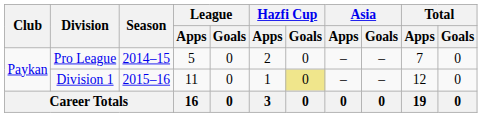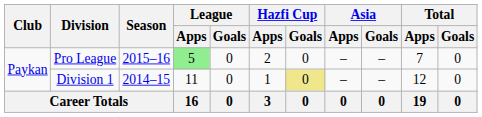(146, 58) 2014–15 -> (146, 58) 2015–16
(191, 58) no background -> (191, 58) lightgreen background
(146, 79) 2015–16 -> (146, 79) 2014–15
